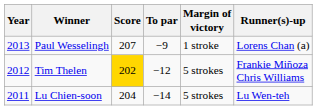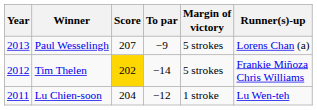(201, 45) 1 stroke -> (203, 45) 5 strokes
(162, 71) −12 -> (162, 71) −14
(162, 96) −14 -> (162, 96) −12
(203, 96) 5 strokes -> (201, 96) 1 stroke
